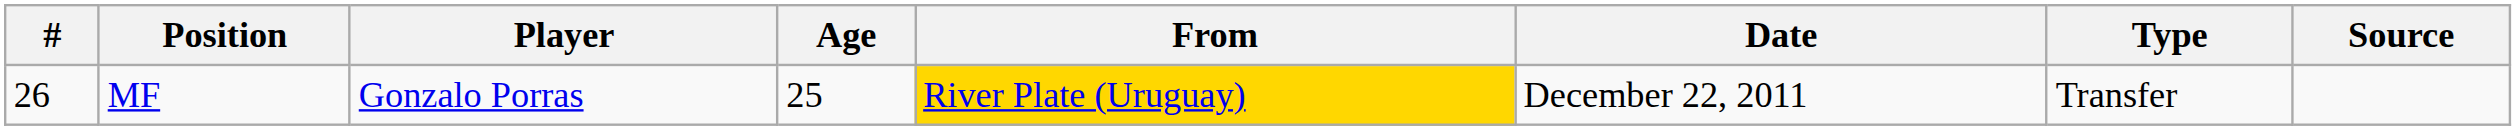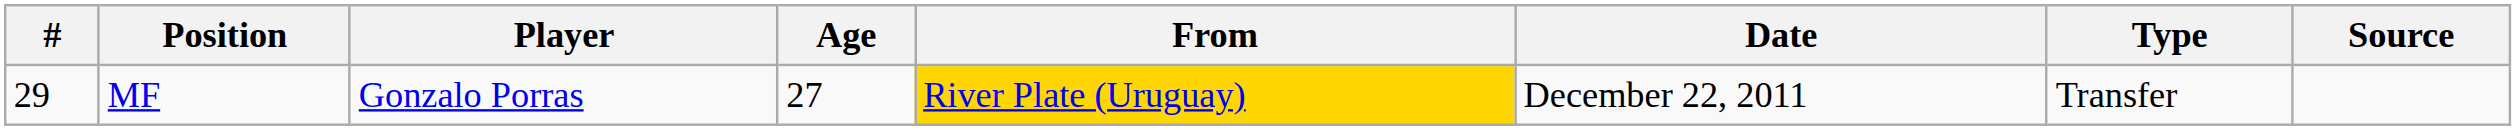(32, 94) 26 -> (32, 94) 29
(804, 94) 25 -> (804, 94) 27
